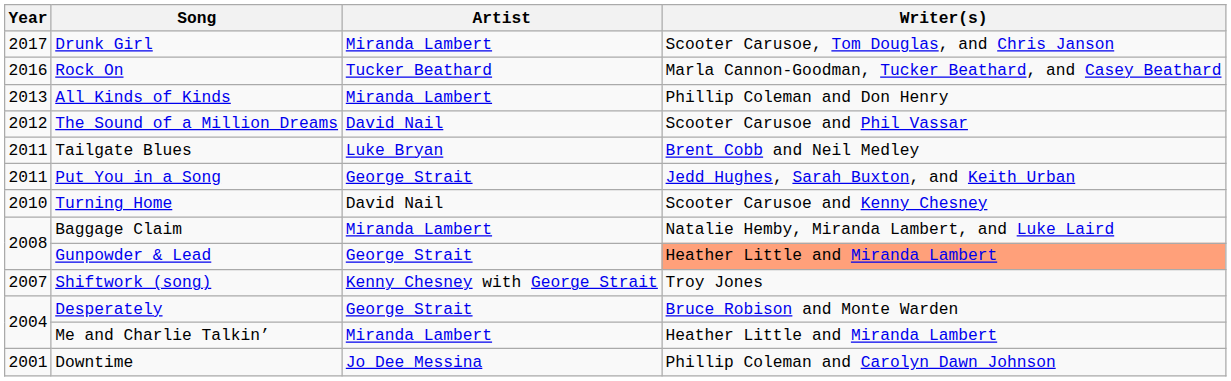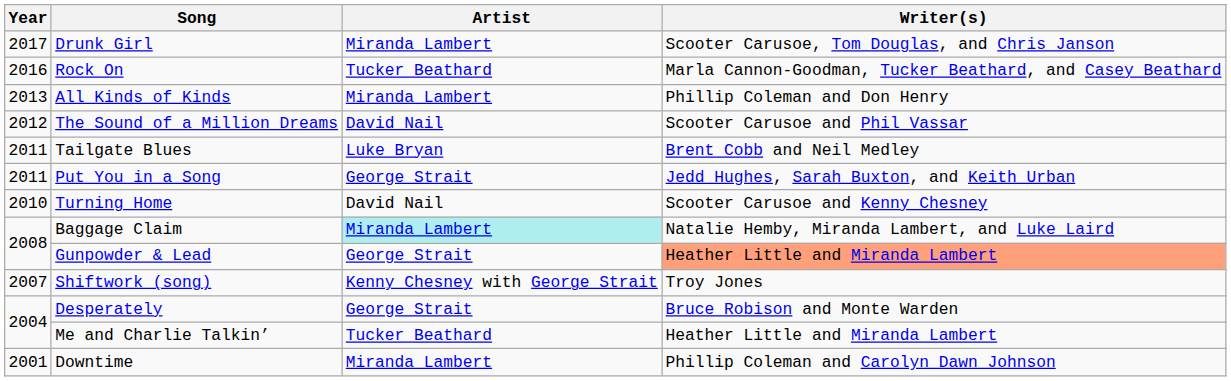(419, 230) no background -> (419, 230) paleturquoise background
(419, 336) Miranda Lambert -> (419, 336) Tucker Beathard
(414, 362) Jo Dee Messina -> (419, 362) Miranda Lambert
